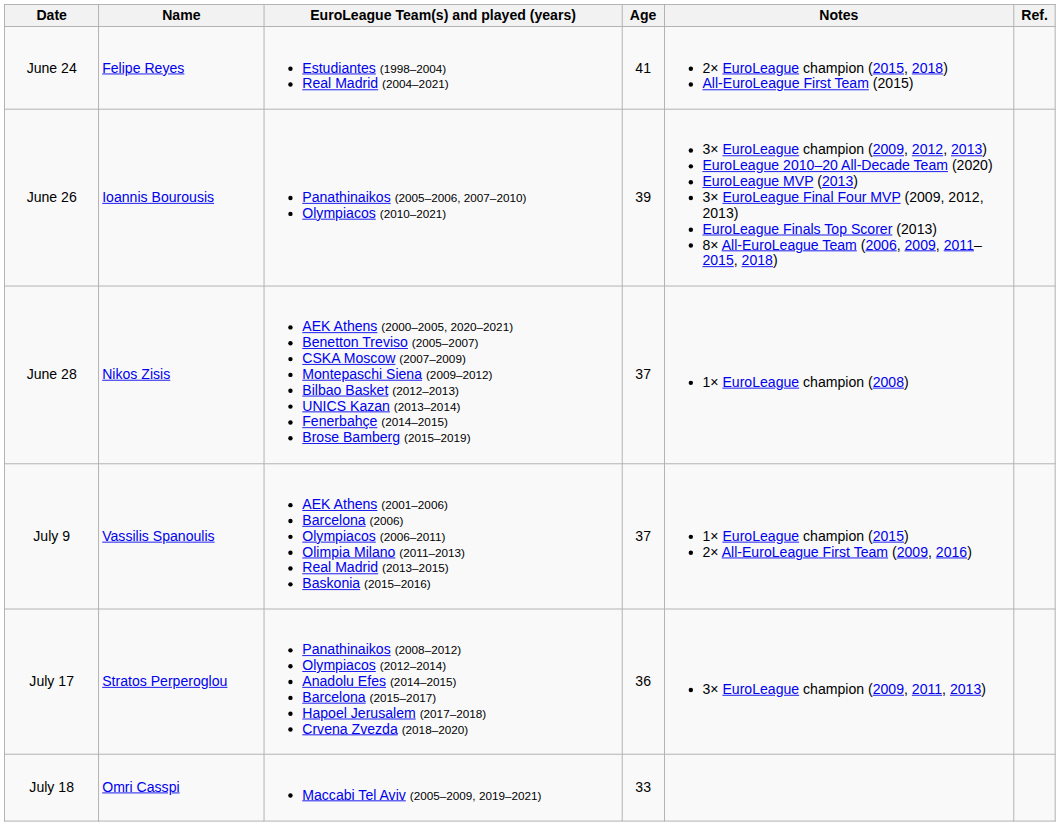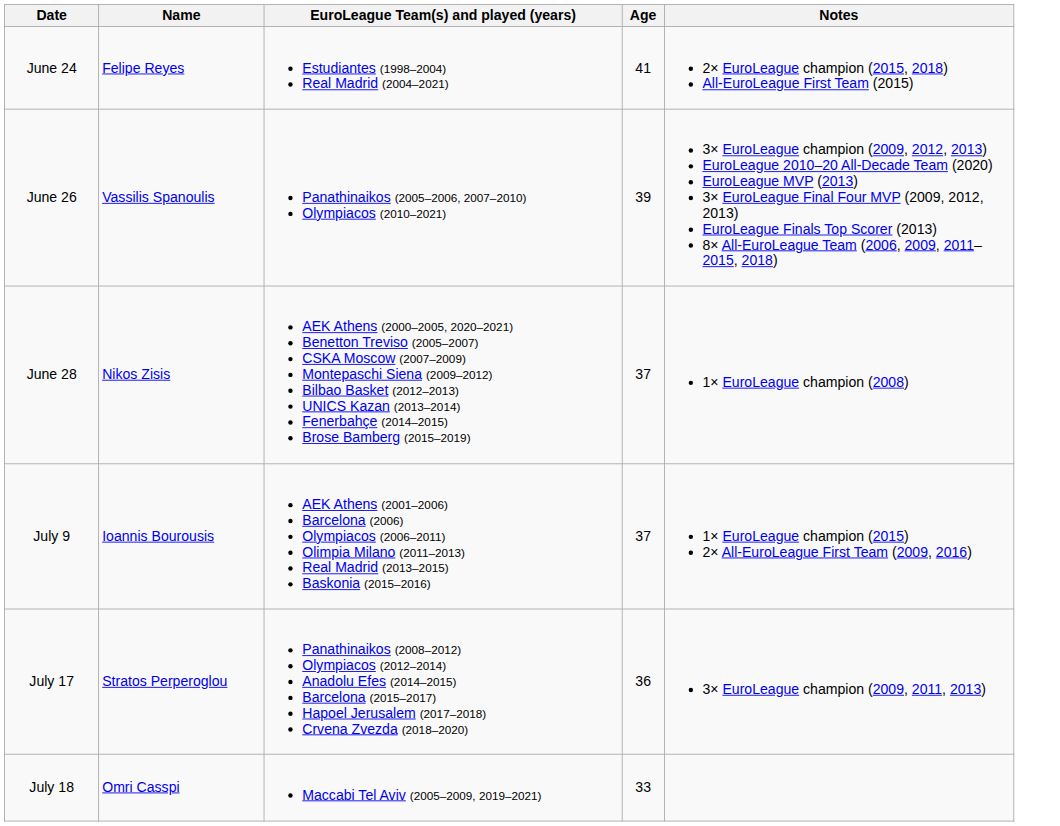- column: (1035, 15)
(158, 197) Ioannis Bourousis -> (158, 197) Vassilis Spanoulis
(158, 536) Vassilis Spanoulis -> (158, 536) Ioannis Bourousis
